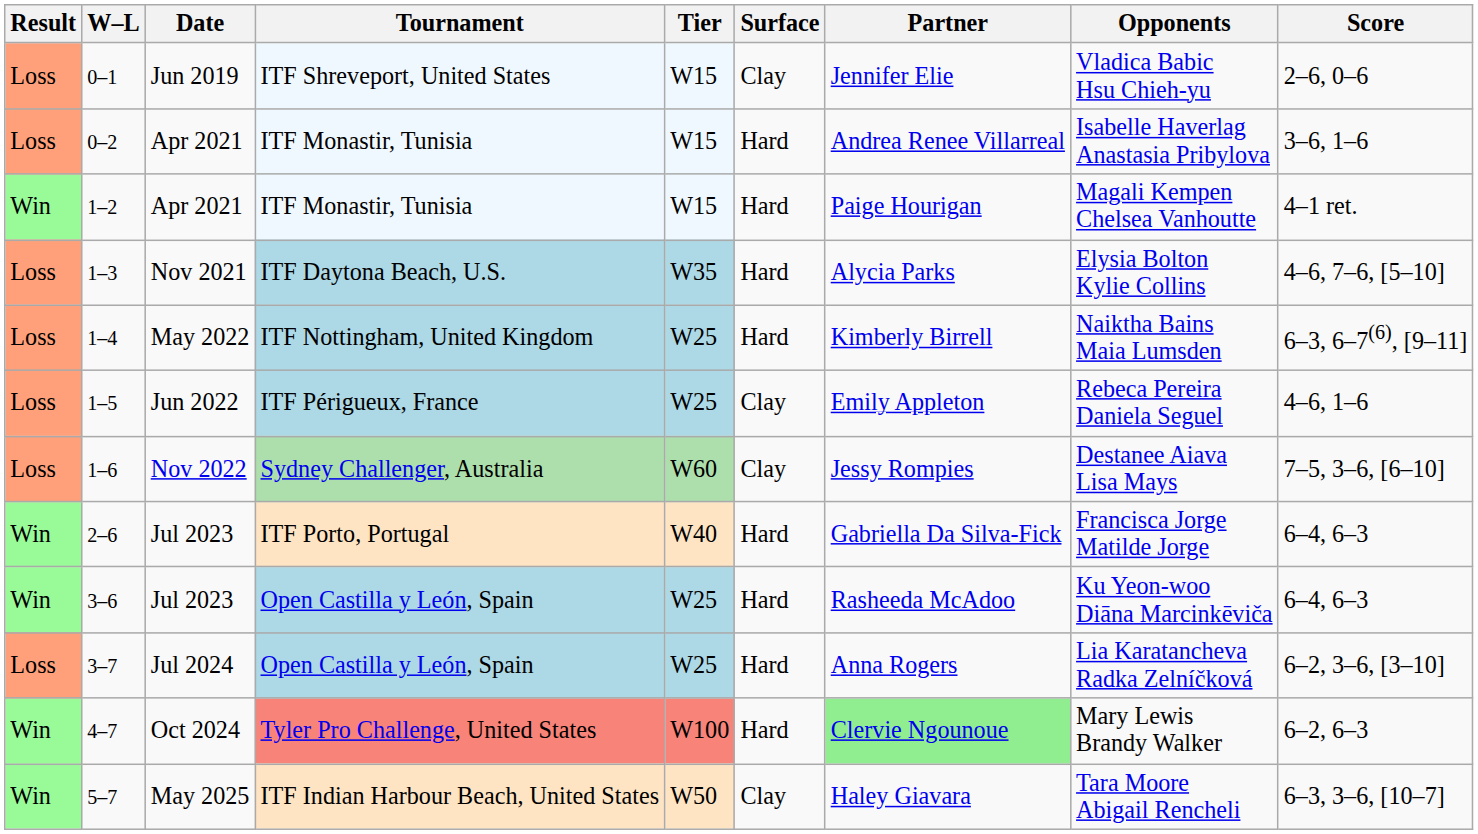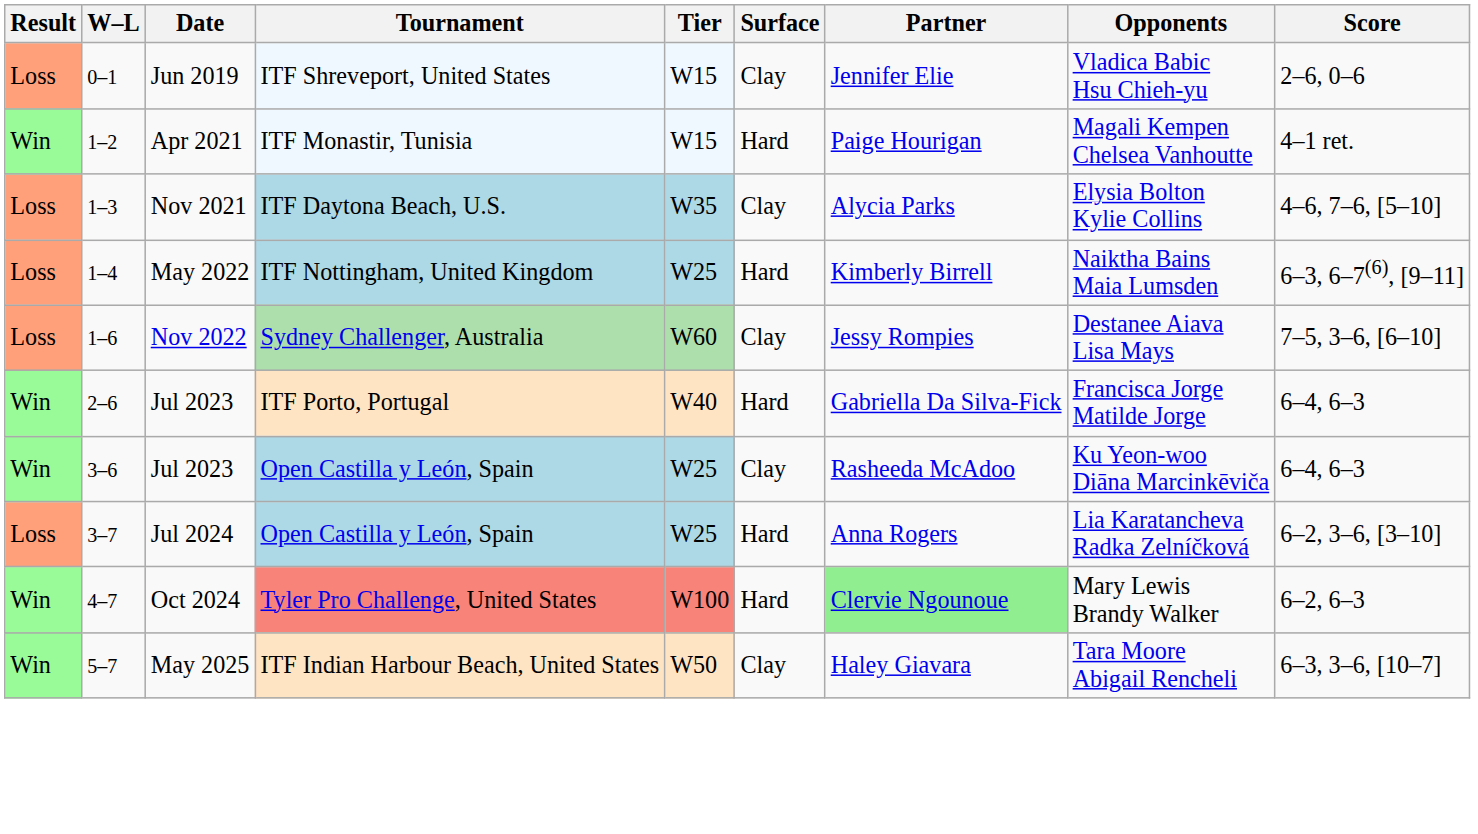- row: (102, 142)
(765, 272) Hard -> (763, 206) Clay
- row: (102, 404)
(765, 599) Hard -> (763, 468) Clay
